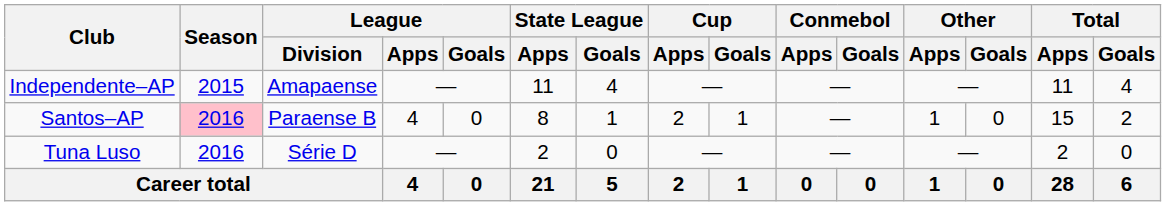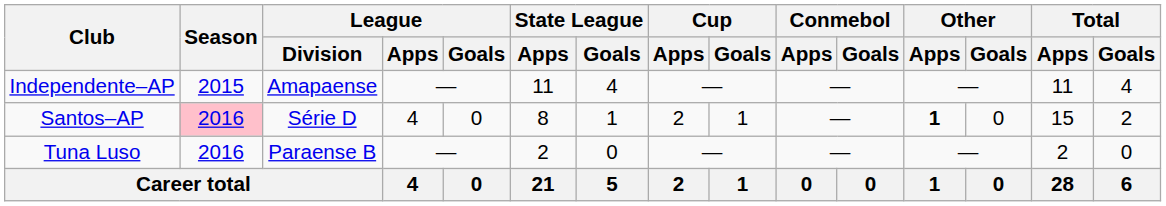(322, 119) Paraense B -> (322, 119) Série D
(935, 119) normal -> (935, 119) bold
(322, 151) Série D -> (322, 151) Paraense B
